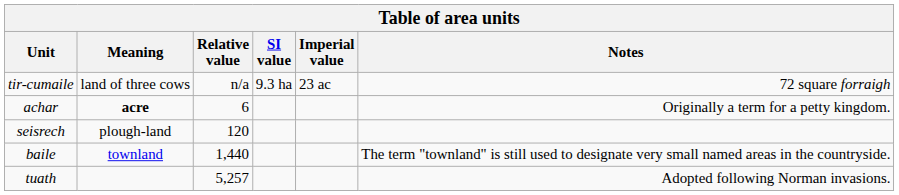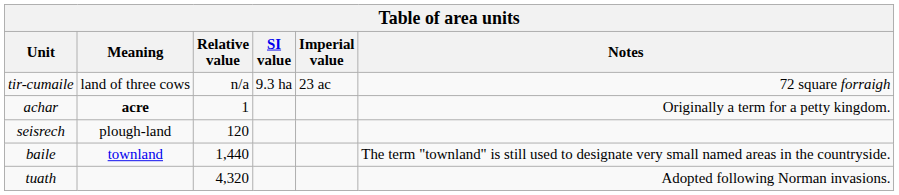(245, 107) 6 -> (245, 107) 1
(232, 178) 5,257 -> (232, 178) 4,320
